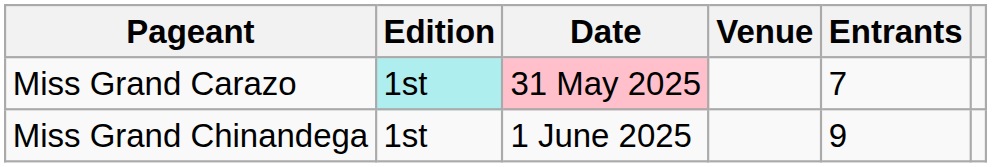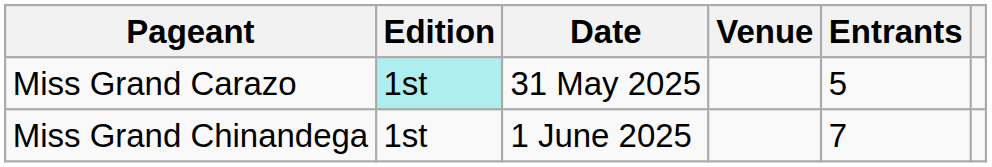(606, 84) pink background -> (606, 84) no background
(838, 84) 7 -> (838, 84) 5
(838, 136) 9 -> (838, 136) 7
